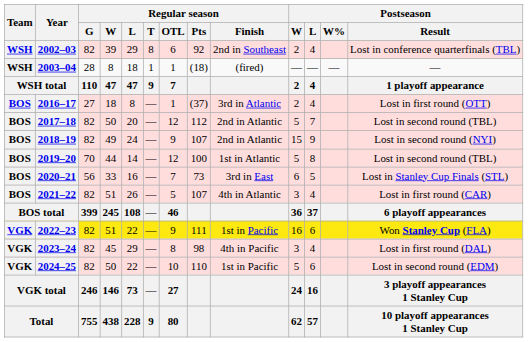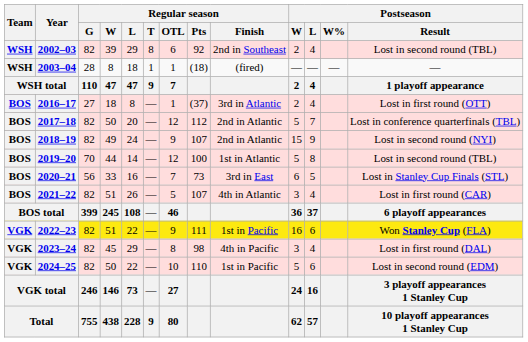(435, 49) Lost in conference quarterfinals (TBL) -> (435, 49) Lost in second round (TBL)
(435, 121) Lost in second round (TBL) -> (435, 121) Lost in conference quarterfinals (TBL)
